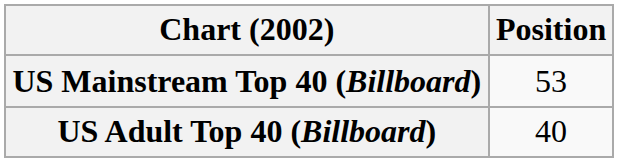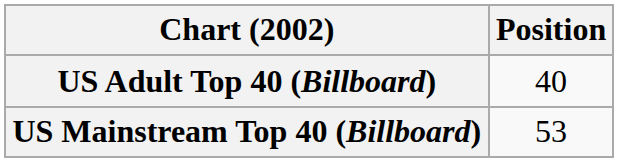rows swapped: (247, 131) <-> (247, 80)
